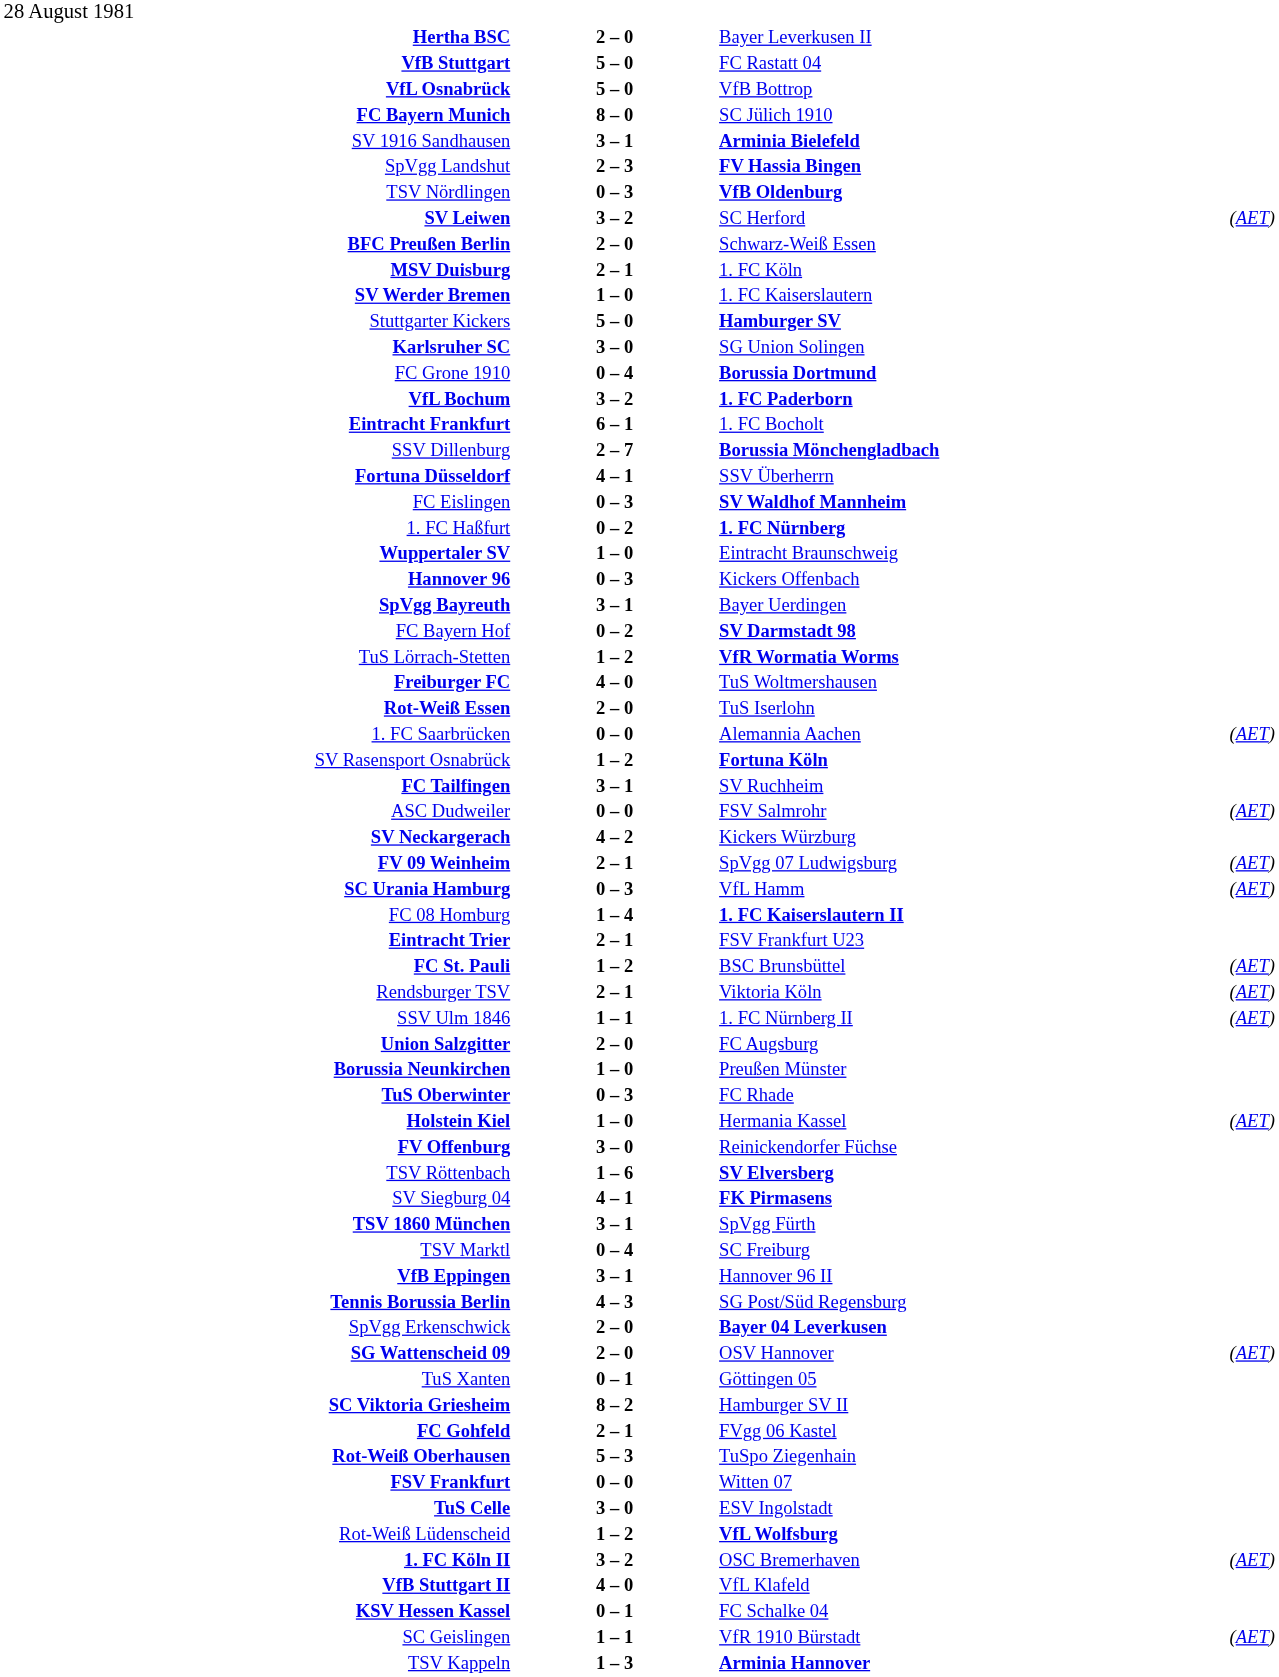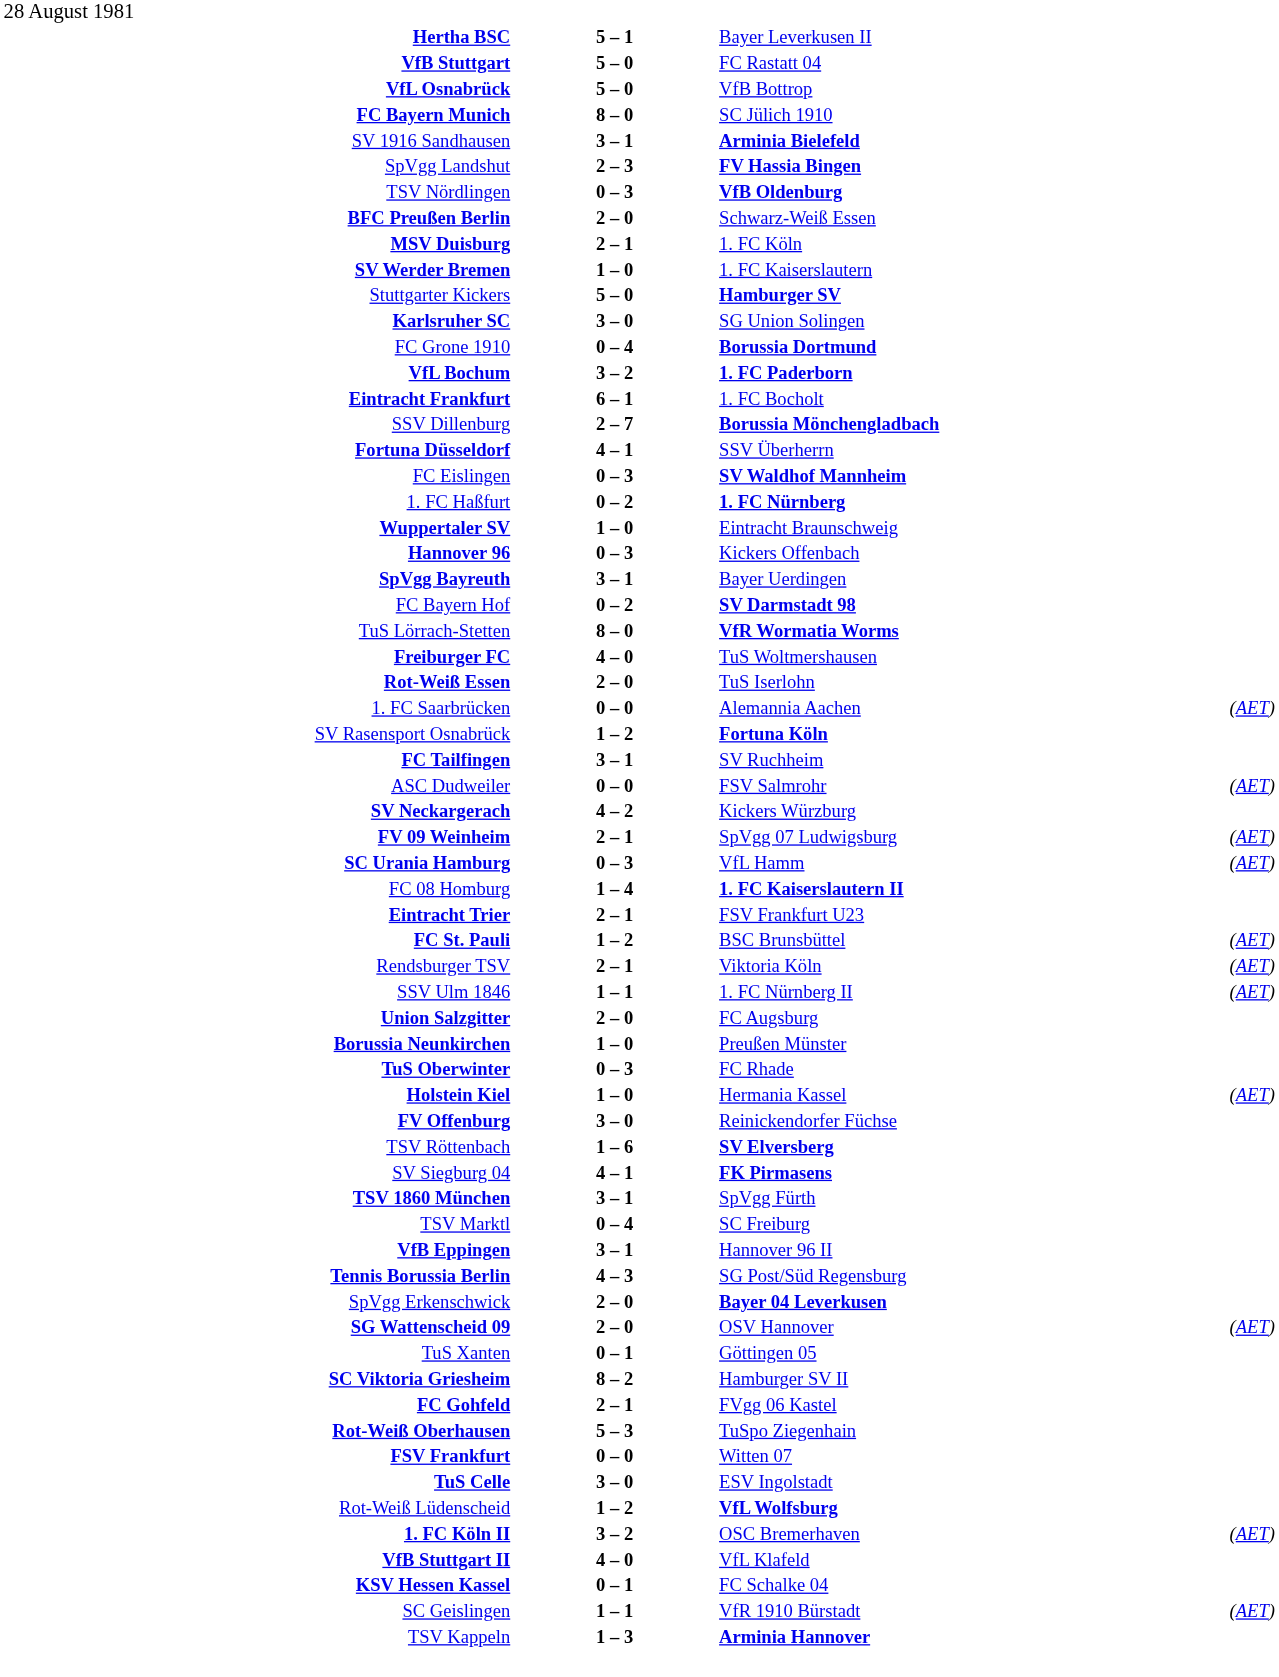(615, 37) 2 – 0 -> (615, 37) 5 – 1
- row: (467, 217)
(615, 656) 1 – 2 -> (615, 630) 8 – 0
